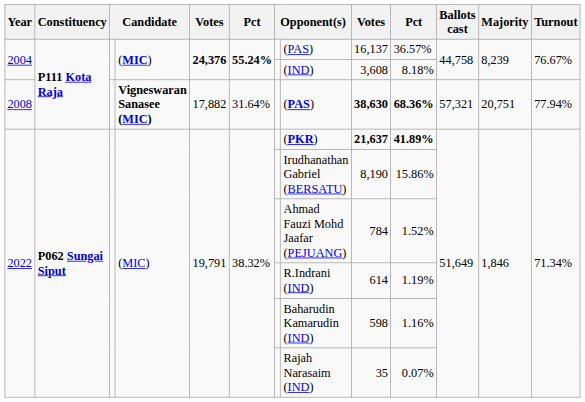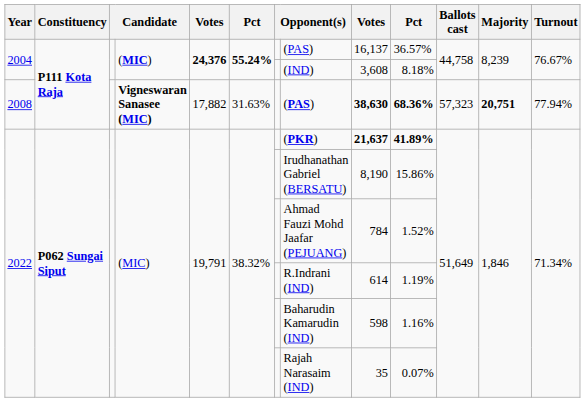(251, 104) 31.64% -> (251, 104) 31.63%
(456, 104) 57,321 -> (456, 104) 57,323
(498, 104) normal -> (498, 104) bold
